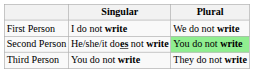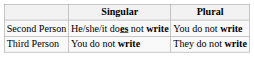- row: (31, 28)
(208, 44) lightgreen background -> (208, 28) no background
